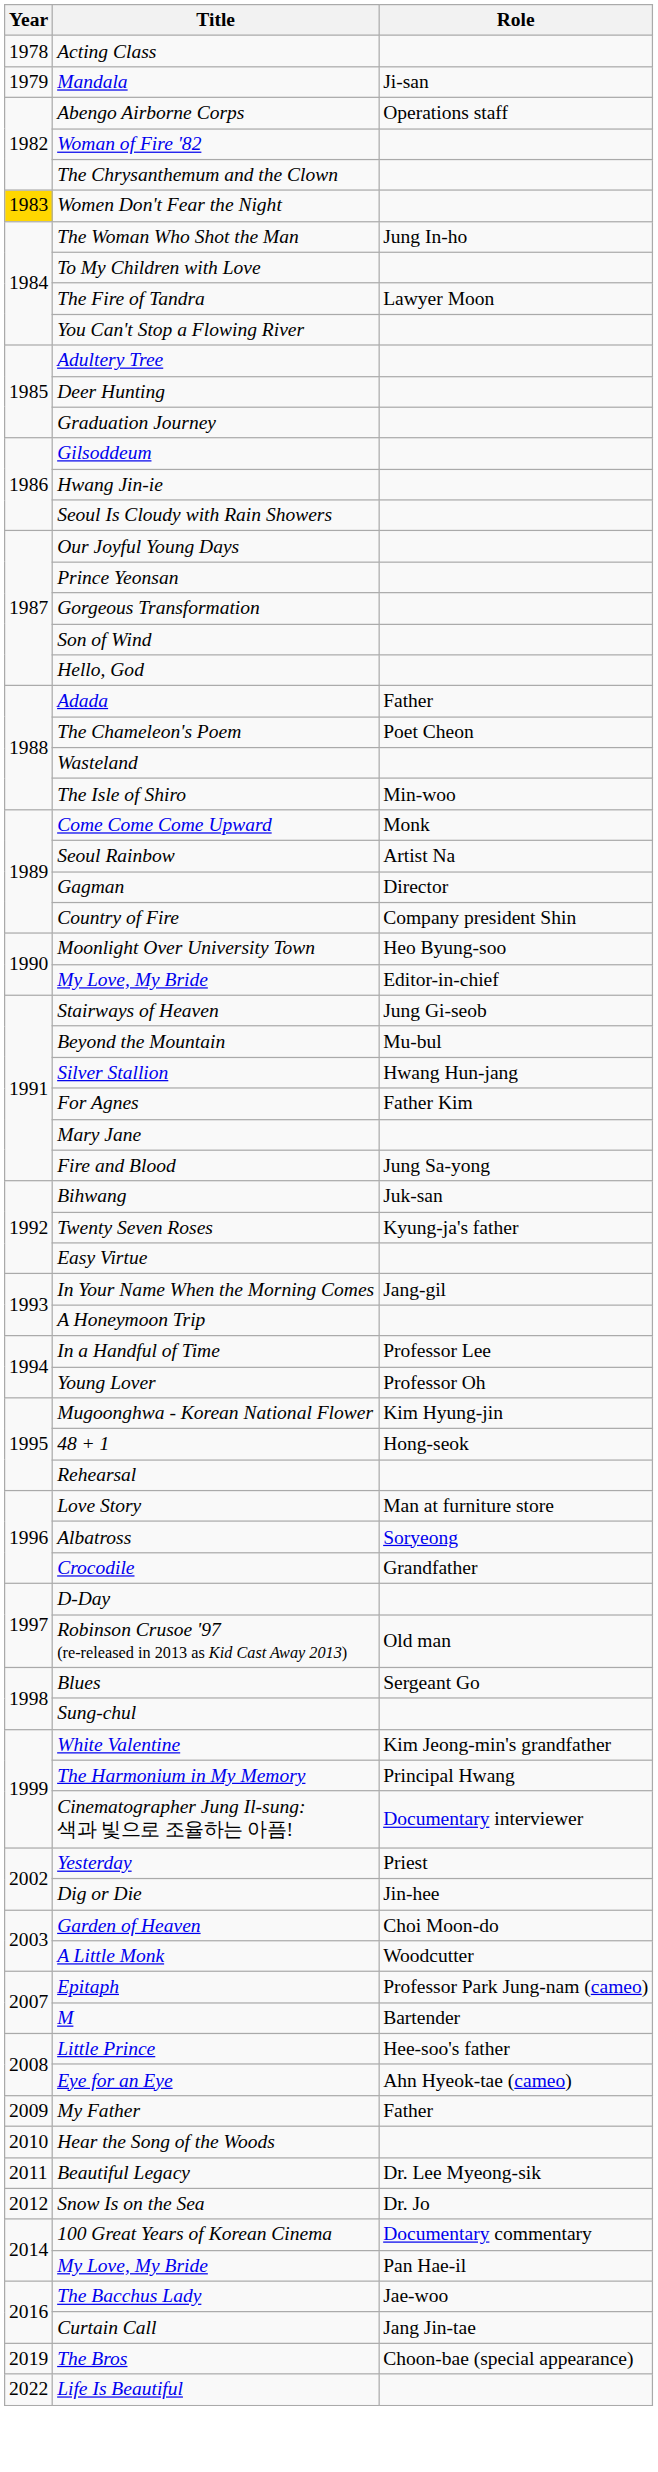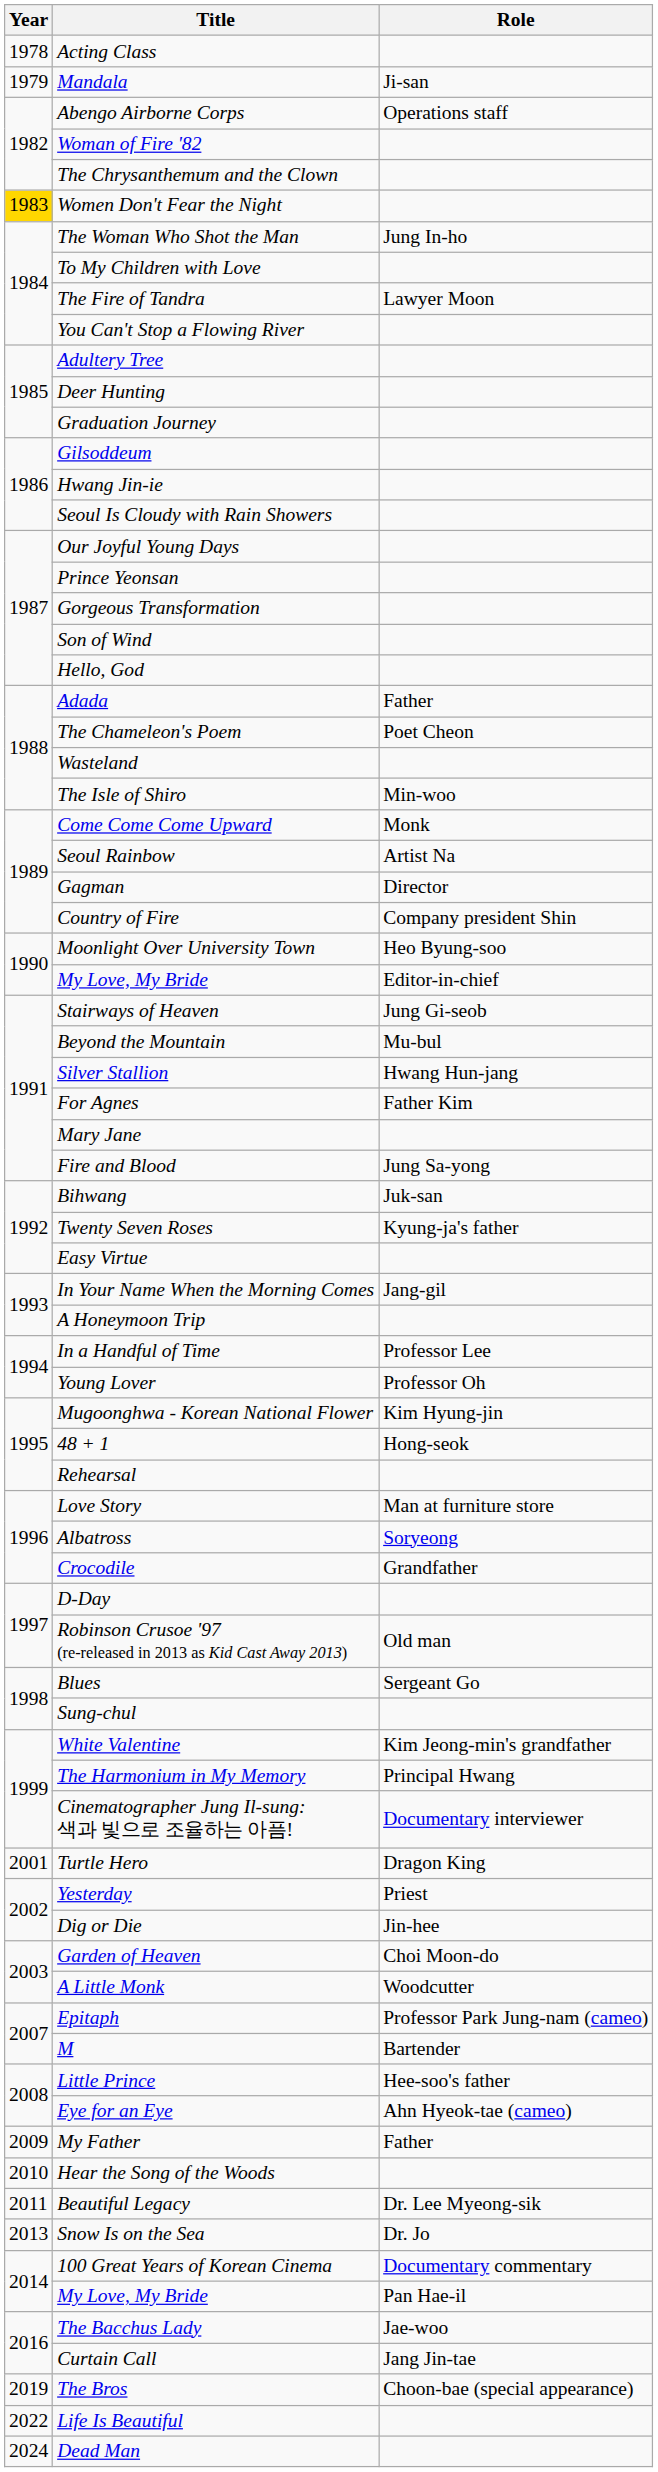+ row: (103, 1863)
(29, 2203) 2012 -> (29, 2234) 2013
+ row: (99, 2451)
